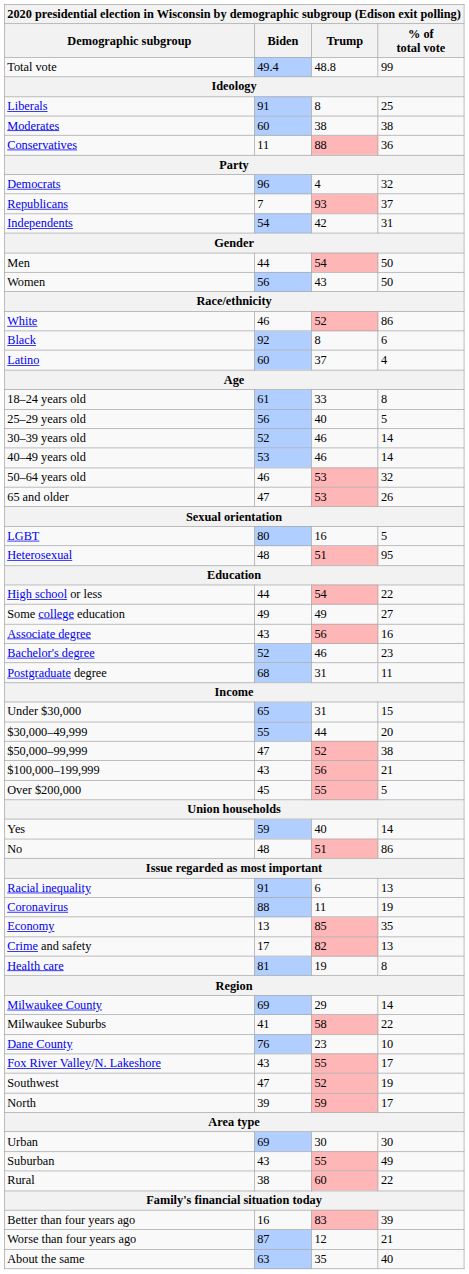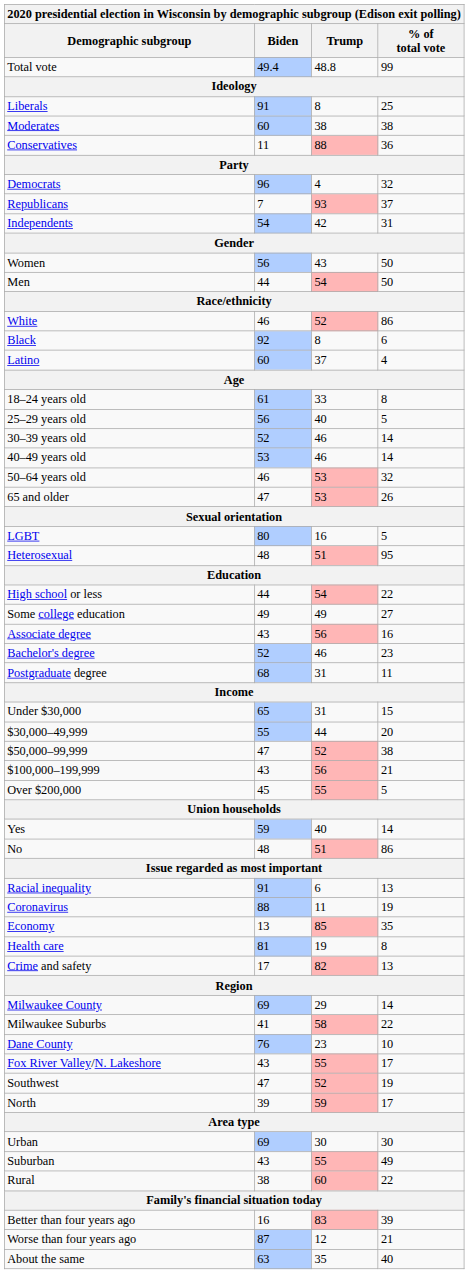rows swapped: (19, 262) <-> (26, 282)
rows swapped: (49, 946) <-> (35, 965)
